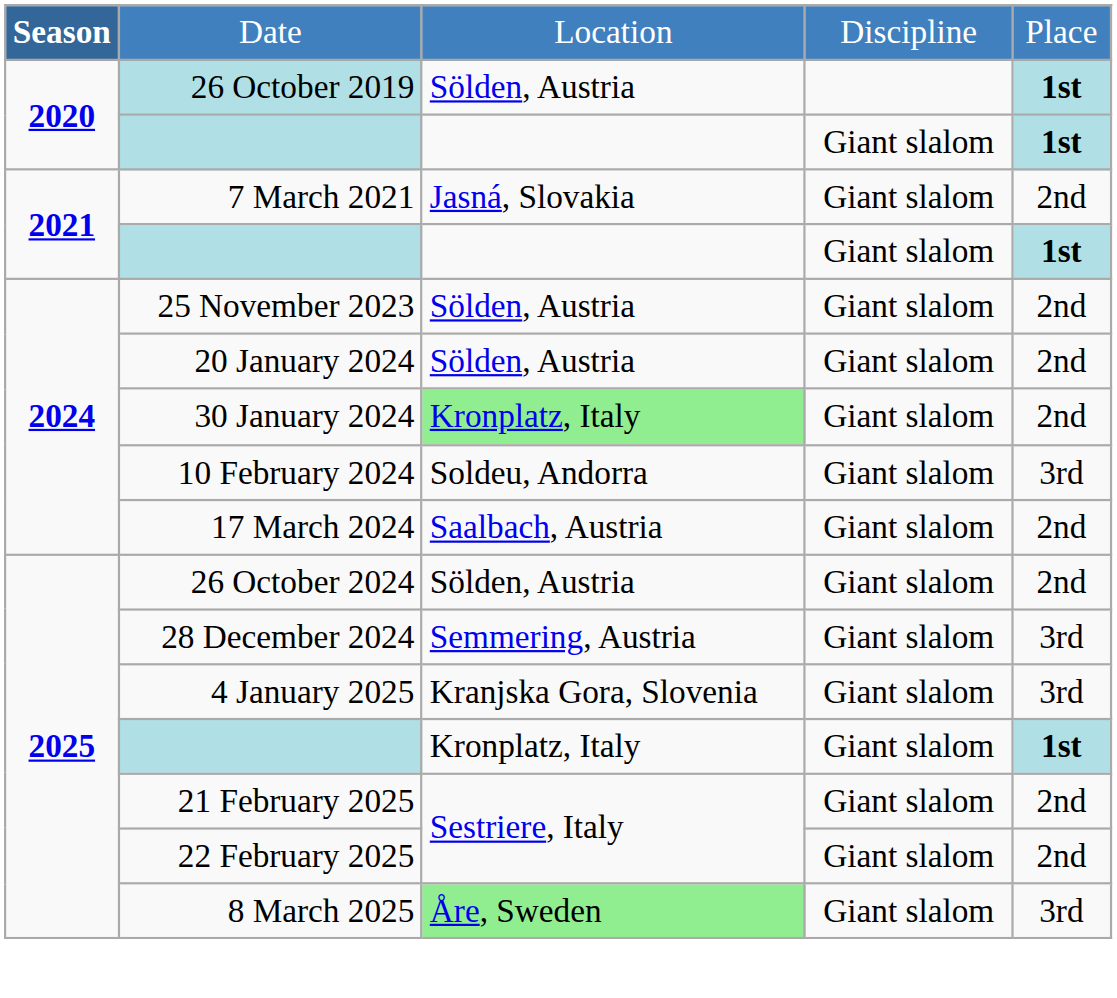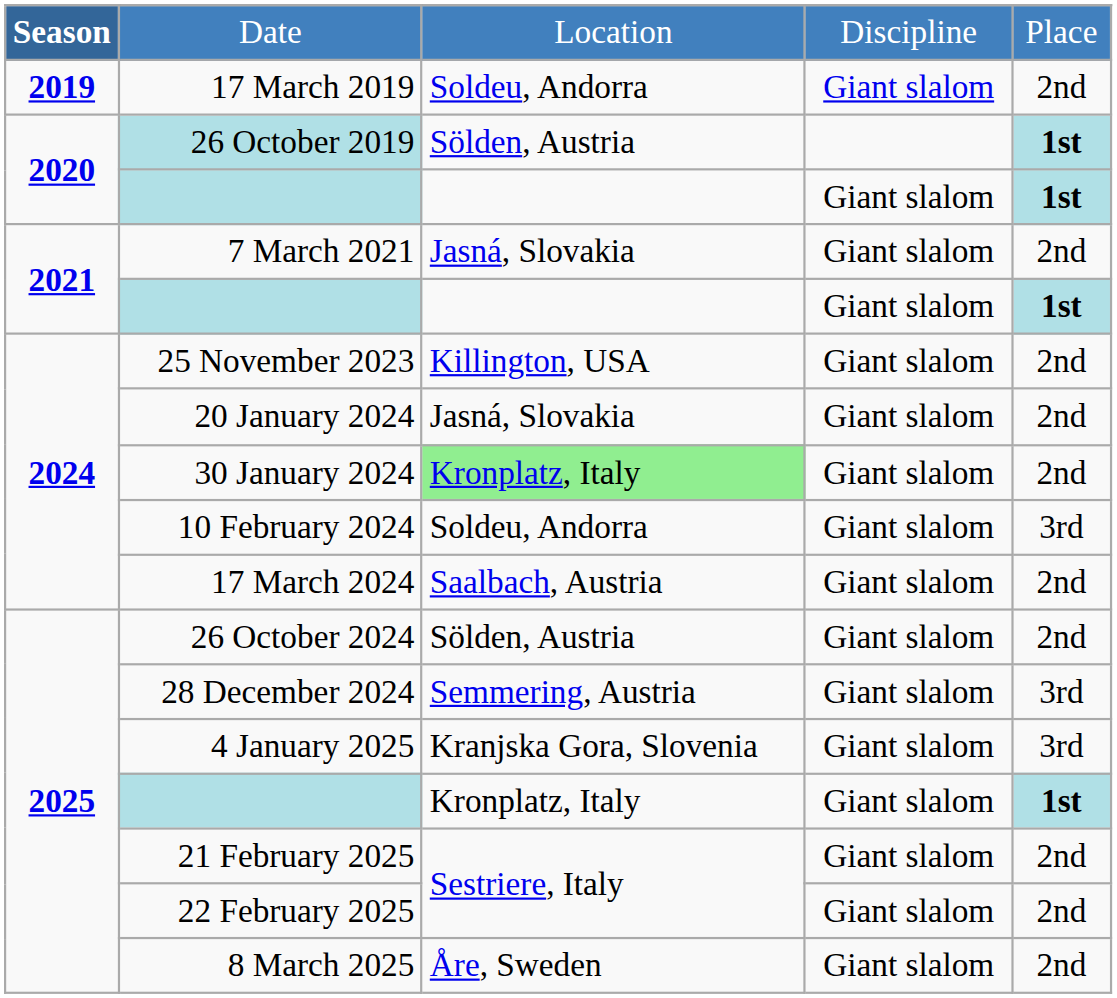+ row: (62, 87)
(532, 306) Sölden, Austria -> (540, 361) Killington, USA
(532, 361) Sölden, Austria -> (532, 416) Jasná, Slovakia
(516, 910) lightgreen background -> (516, 965) no background
(1061, 910) 3rd -> (1061, 965) 2nd
